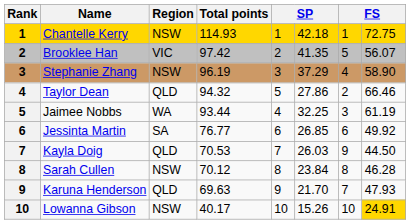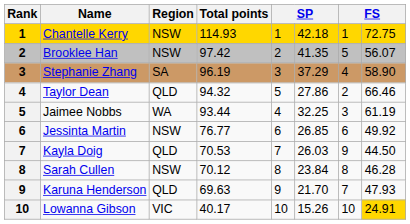(162, 53) VIC -> (167, 53) NSW
(167, 72) NSW -> (160, 72) SA
(160, 131) SA -> (167, 131) NSW
(167, 209) NSW -> (162, 209) VIC
